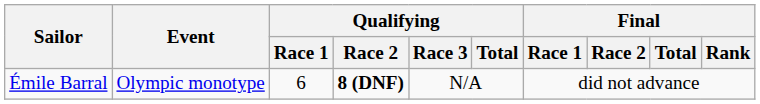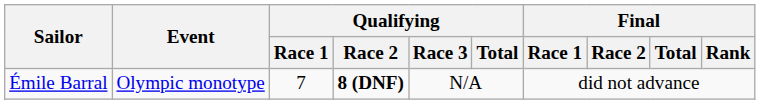(301, 83) 6 -> (301, 83) 7
